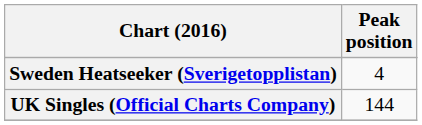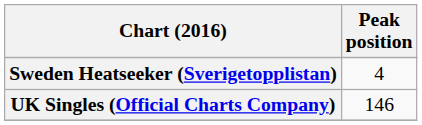(379, 104) 144 -> (379, 104) 146
